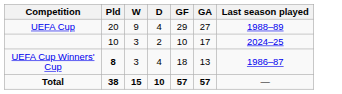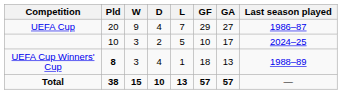+ column: (182, 12)
(265, 27) 1988–89 -> (288, 27) 1986–87
(265, 62) 1986–87 -> (288, 62) 1988–89
